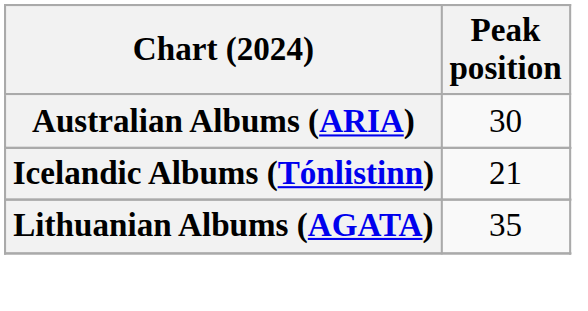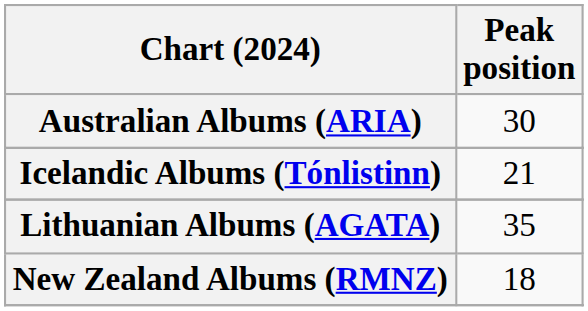+ row: (230, 278)
